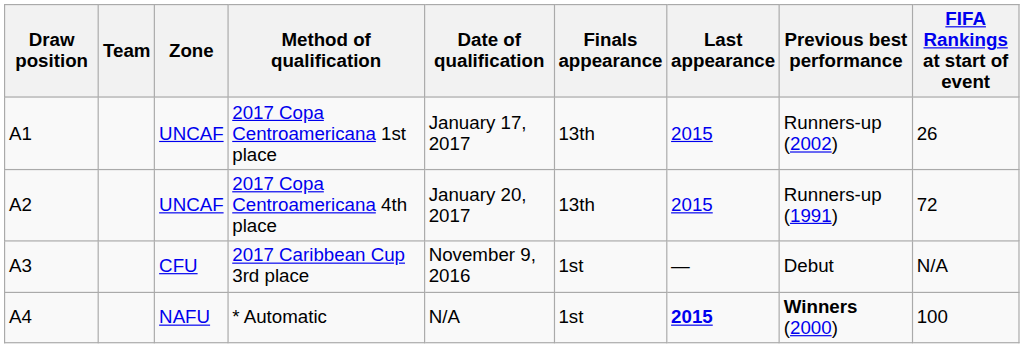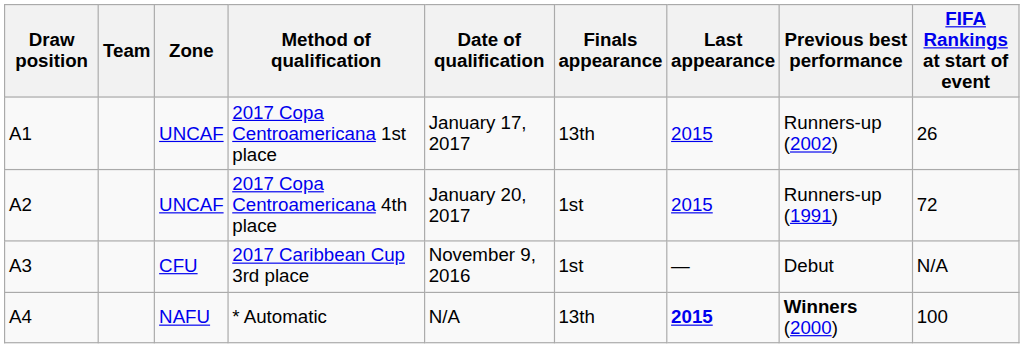(577, 205) 13th -> (571, 205) 1st
(571, 317) 1st -> (577, 317) 13th
